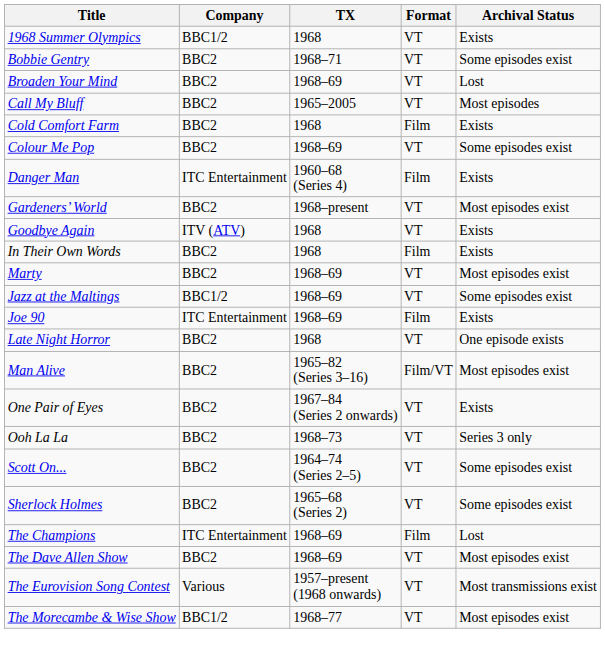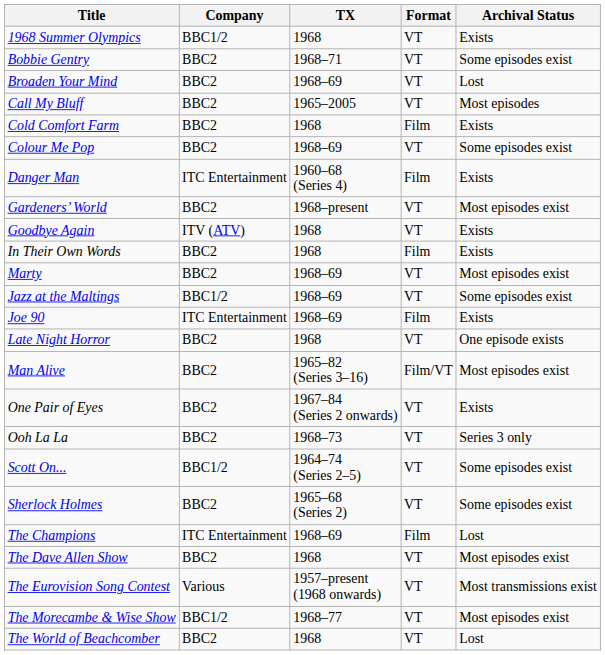(200, 467) BBC2 -> (205, 467) BBC1/2
(318, 557) 1968–69 -> (307, 557) 1968
+ row: (84, 639)
